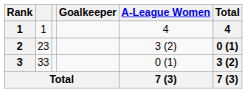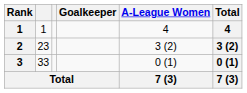(227, 46) 0 (1) -> (227, 46) 3 (2)
(227, 63) 3 (2) -> (227, 63) 0 (1)
